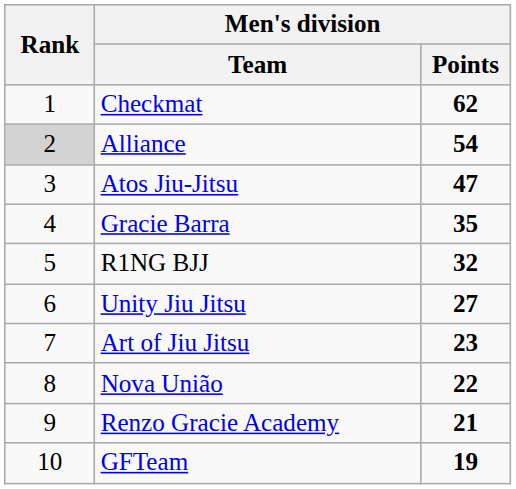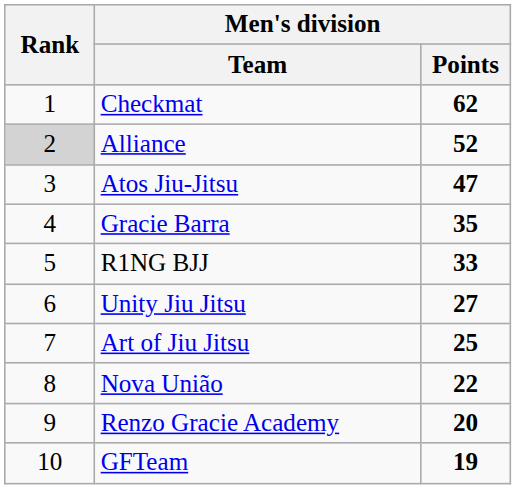(465, 143) 54 -> (465, 143) 52
(465, 263) 32 -> (465, 263) 33
(465, 343) 23 -> (465, 343) 25
(465, 422) 21 -> (465, 422) 20
